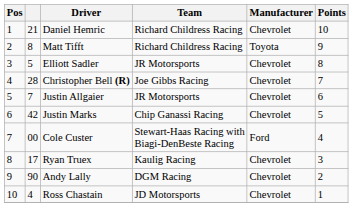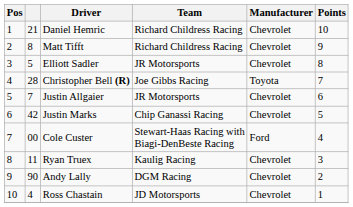(264, 46) Toyota -> (270, 46) Chevrolet
(270, 80) Chevrolet -> (264, 80) Toyota
(33, 160) 17 -> (32, 160) 11
